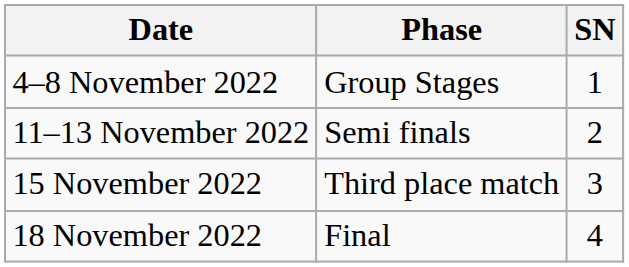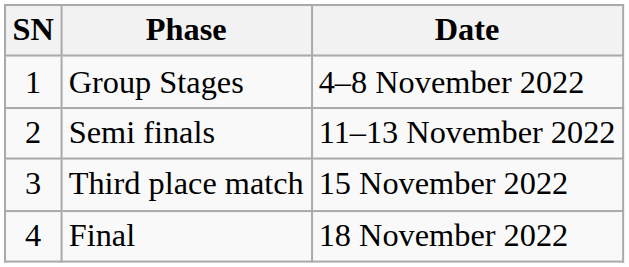columns swapped: (595, 30) <-> (161, 30)
